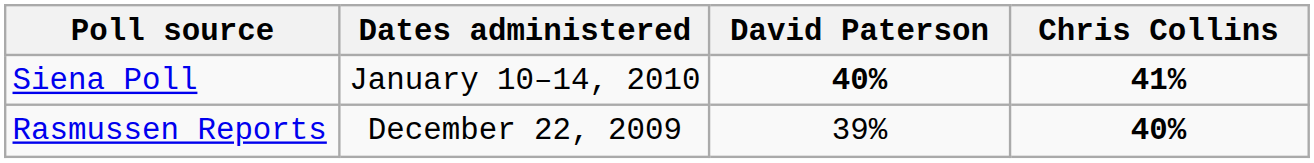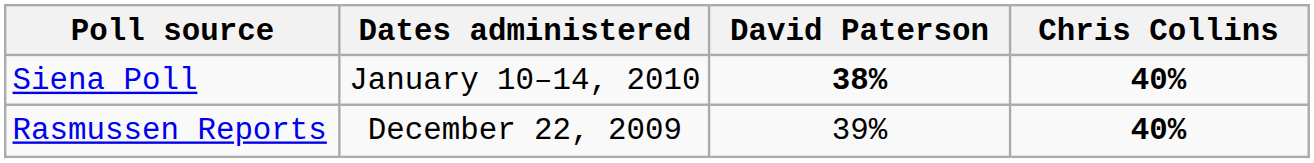(859, 81) 40% -> (859, 81) 38%
(1159, 81) 41% -> (1159, 81) 40%
